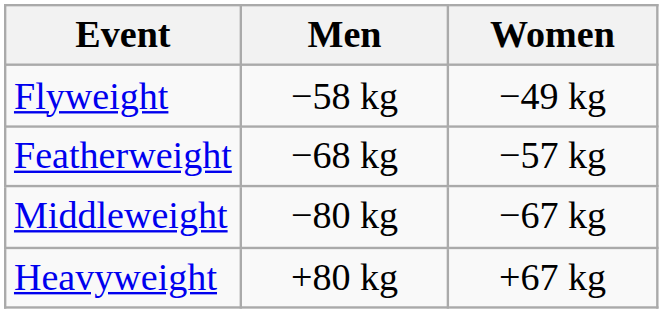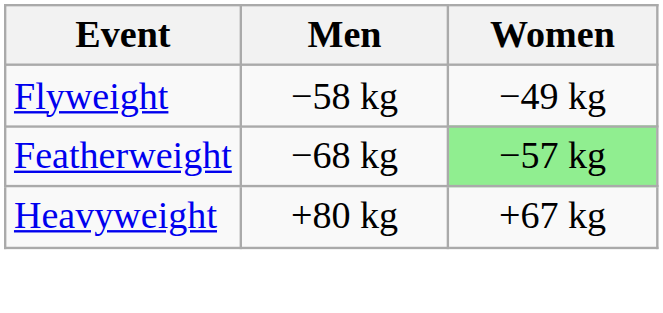(553, 155) no background -> (553, 155) lightgreen background
- row: (121, 215)
